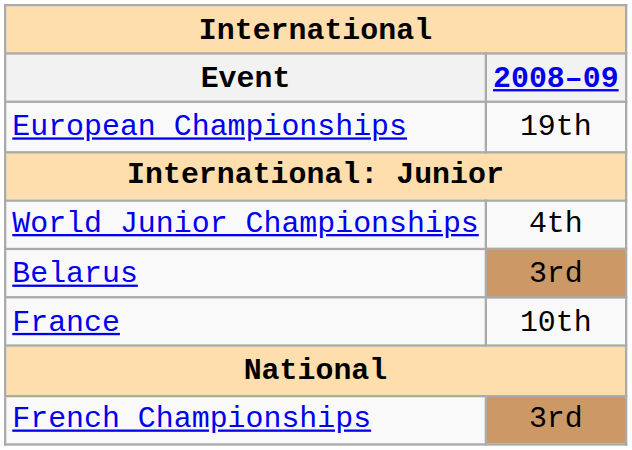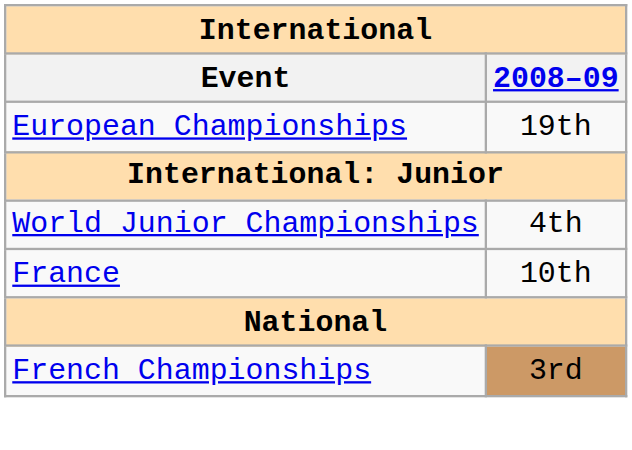- row: (75, 273)
